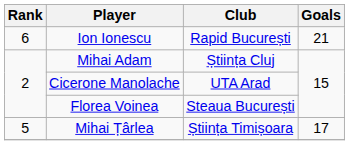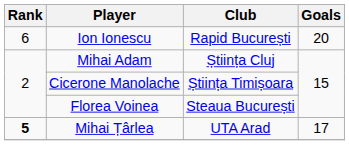(321, 38) 21 -> (321, 38) 20
(241, 83) UTA Arad -> (241, 83) Știința Timișoara
(25, 128) normal -> (25, 128) bold
(241, 128) Știința Timișoara -> (241, 128) UTA Arad
